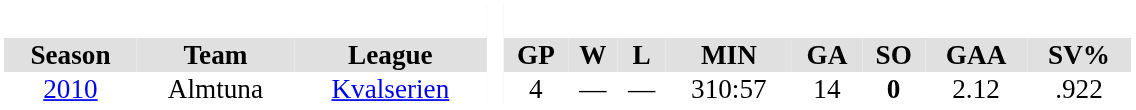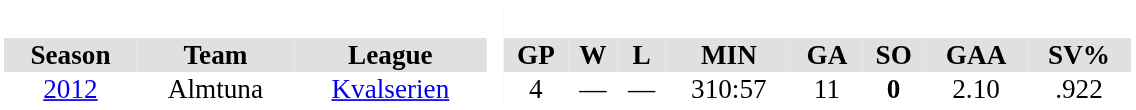(70, 88) 2010 -> (70, 88) 2012
(827, 88) 14 -> (827, 88) 11
(976, 88) 2.12 -> (976, 88) 2.10
